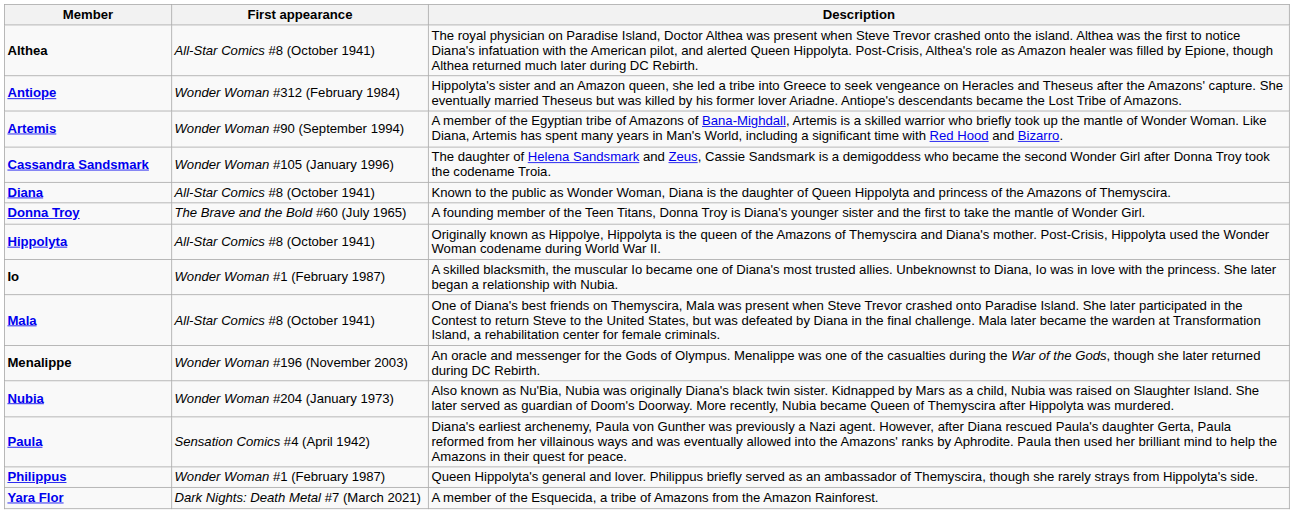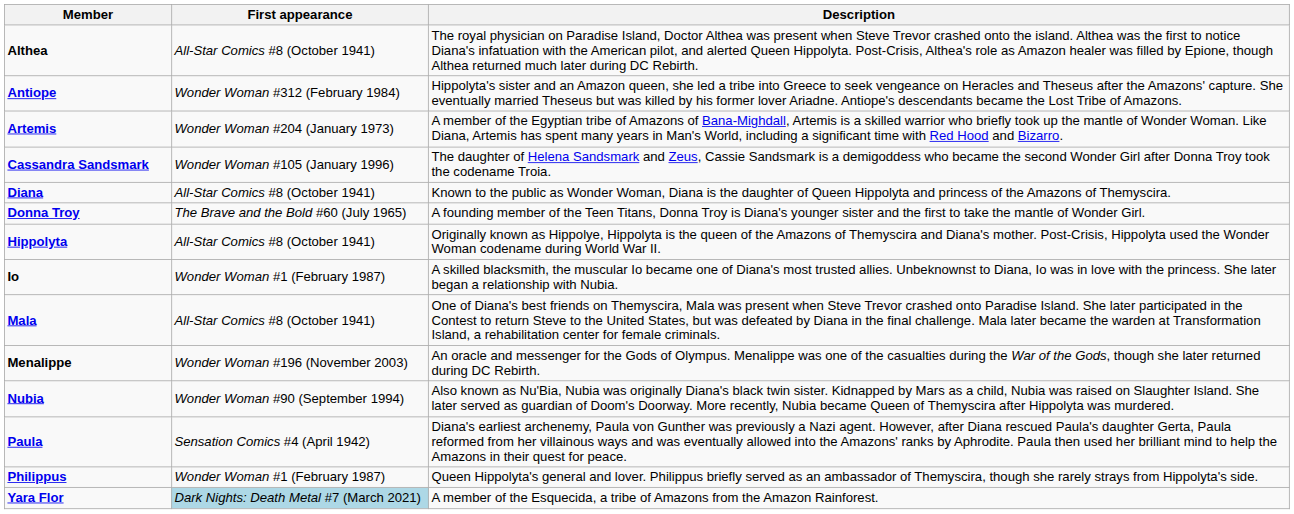(289, 128) Wonder Woman #90 (September 1994) -> (284, 128) Wonder Woman #204 (January 1973)
(284, 398) Wonder Woman #204 (January 1973) -> (289, 398) Wonder Woman #90 (September 1994)
(298, 498) no background -> (298, 498) lightblue background
